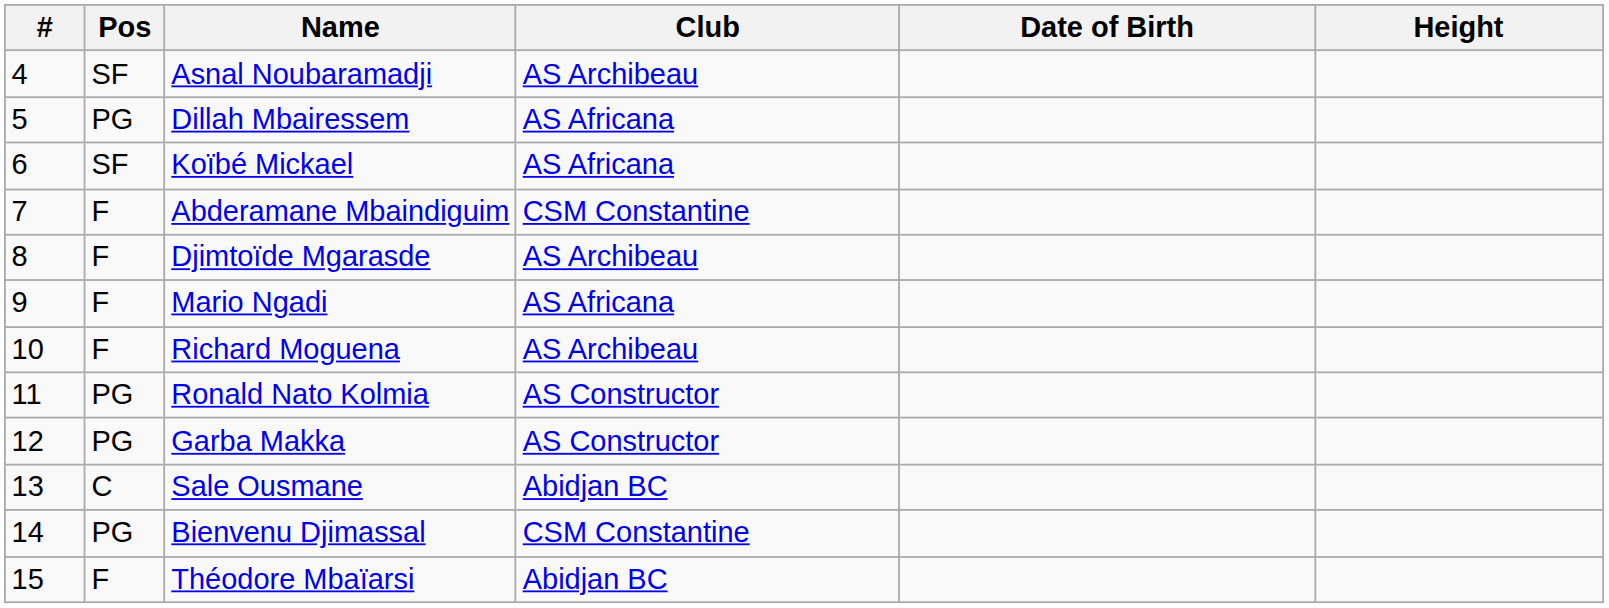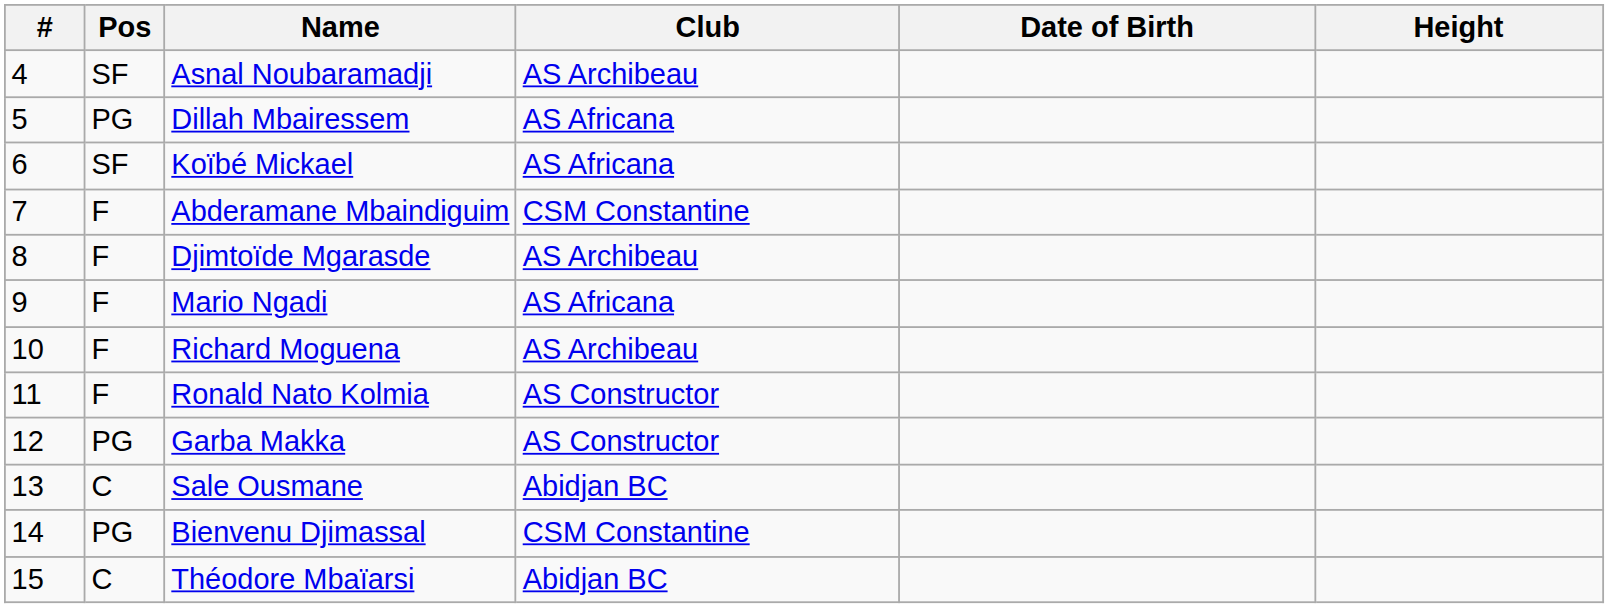(112, 394) PG -> (100, 394) F
(100, 578) F -> (102, 578) C
